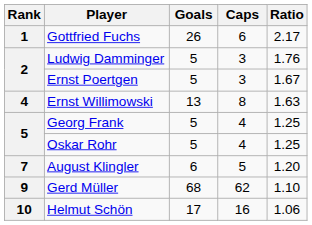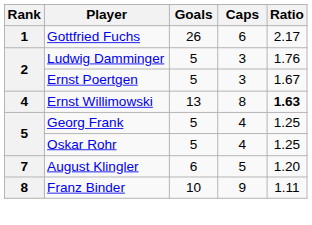(287, 101) normal -> (287, 101) bold
+ row: (86, 187)
- row: (83, 187)
- row: (90, 209)
